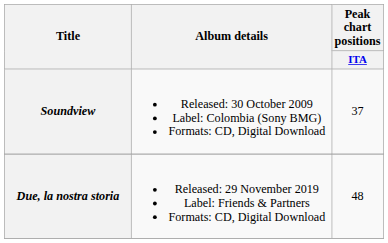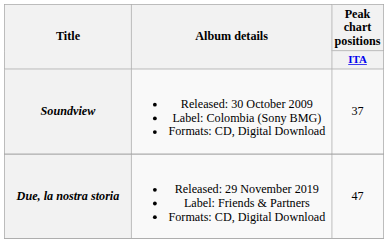(358, 196) 48 -> (358, 196) 47
